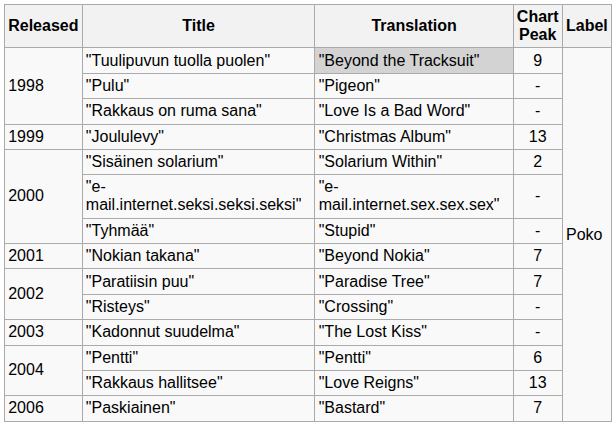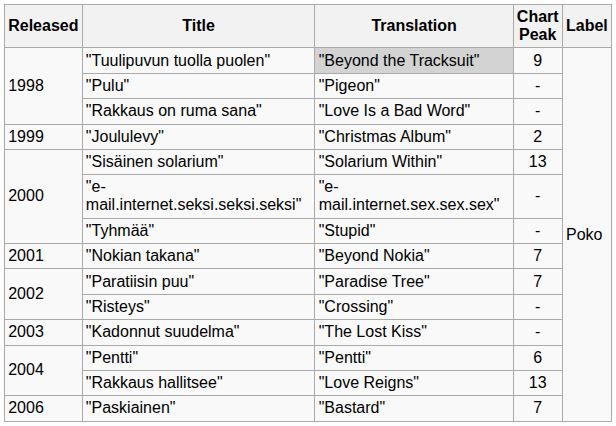(538, 136) 13 -> (538, 136) 2
(538, 162) 2 -> (538, 162) 13
